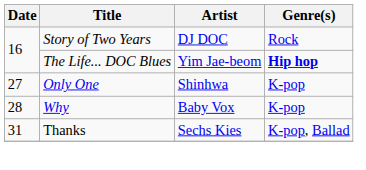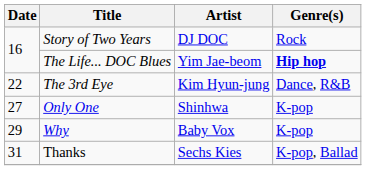+ row: (78, 84)
(15, 107) 28 -> (15, 130) 29
